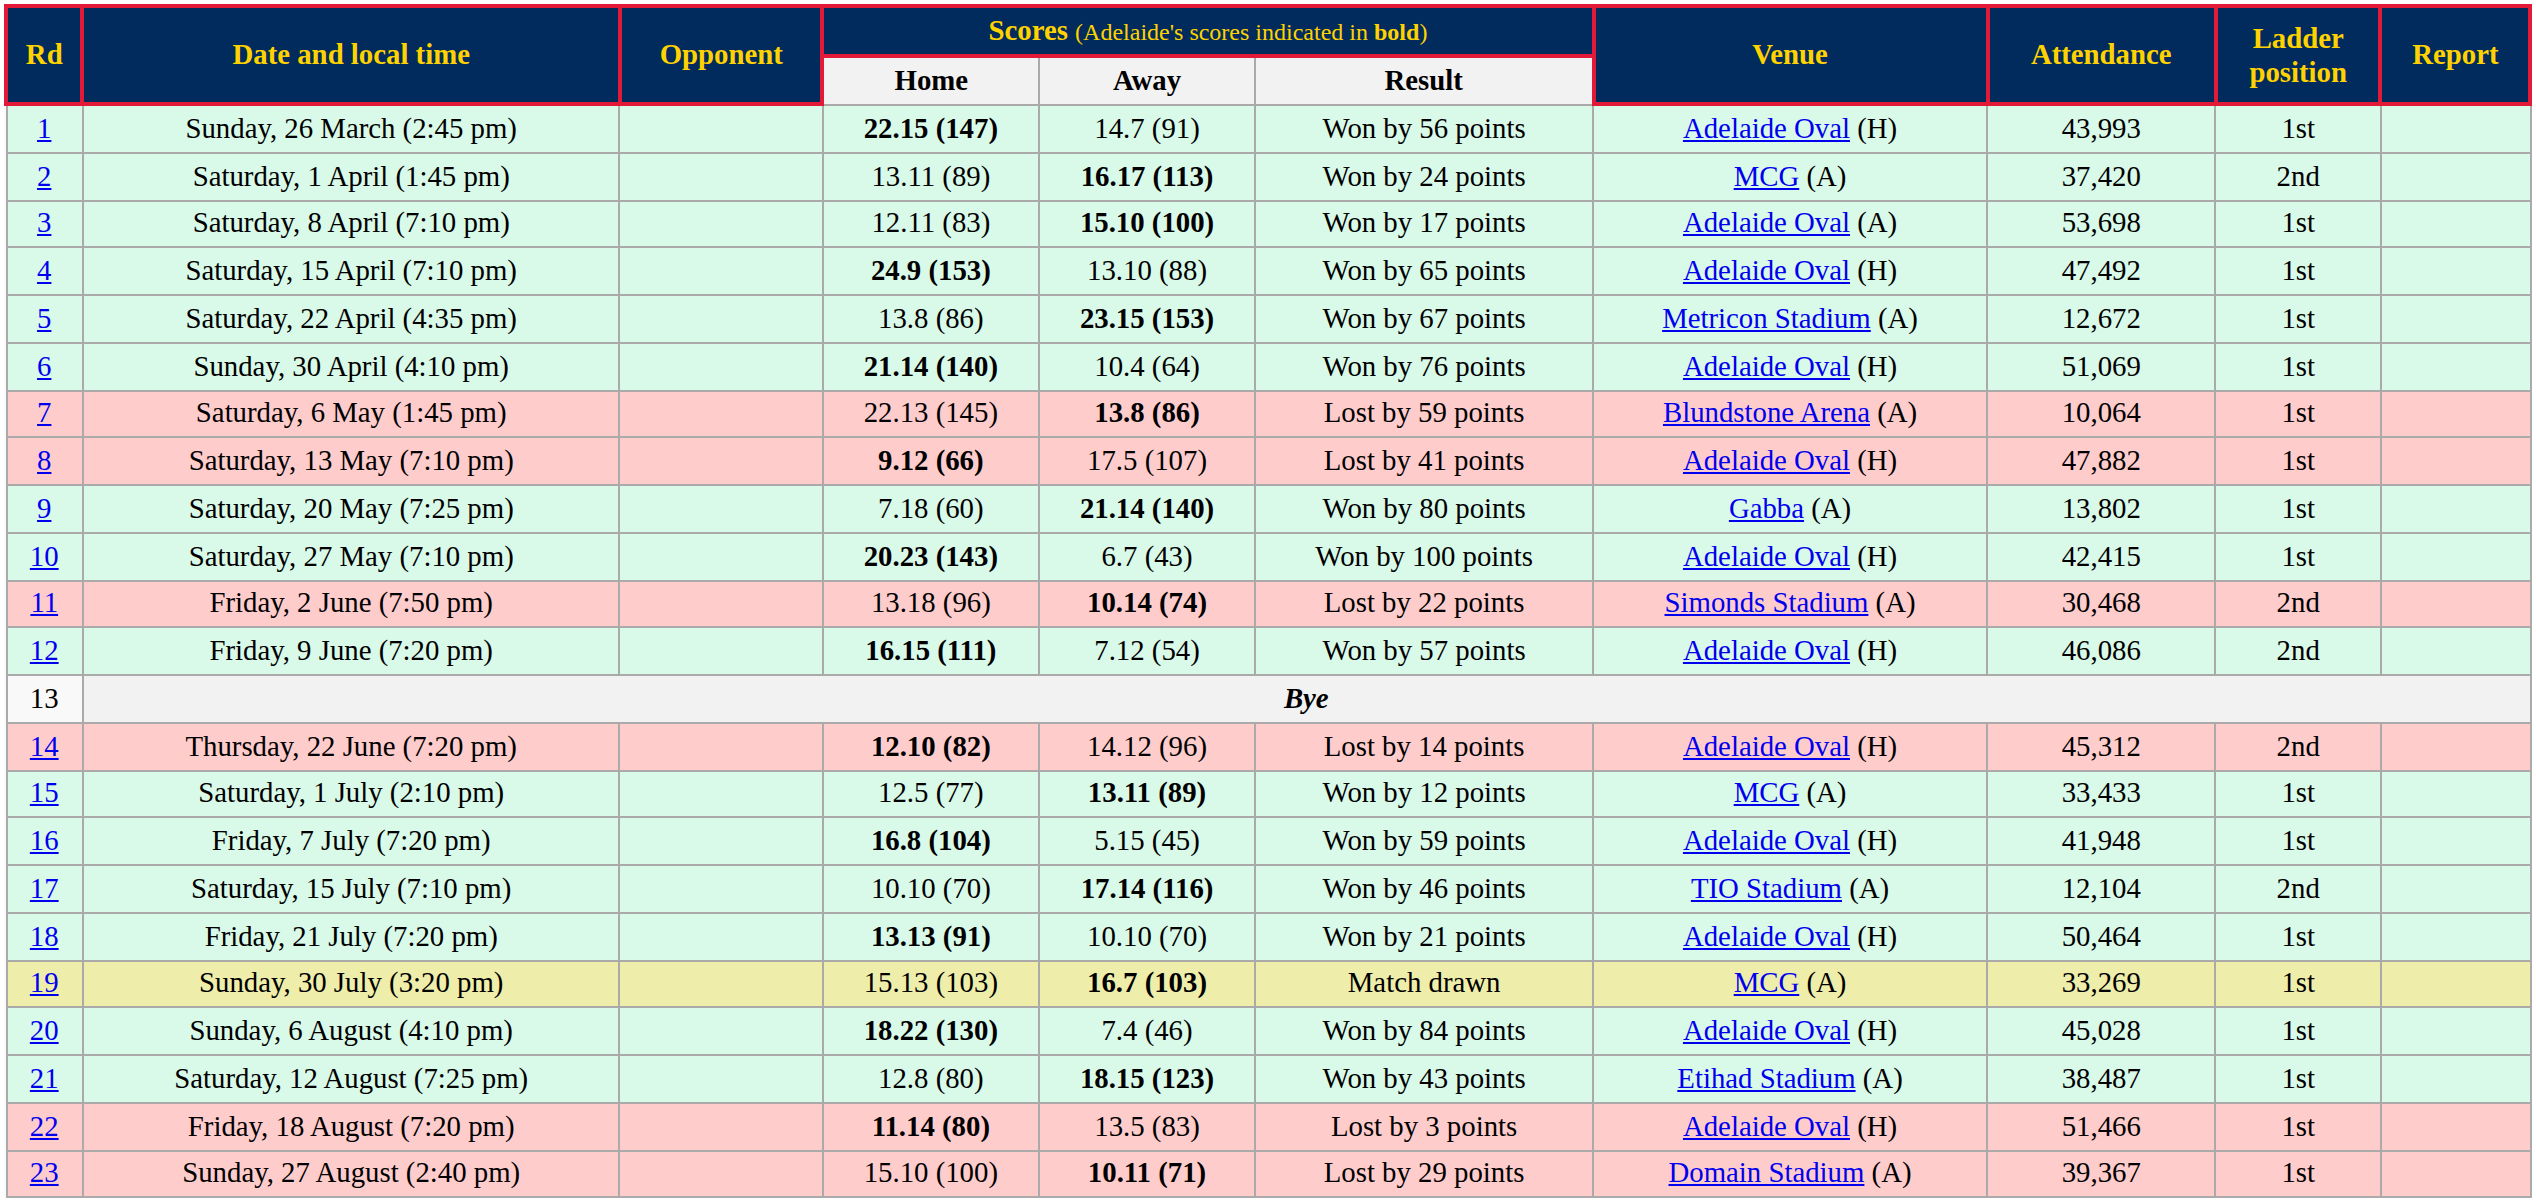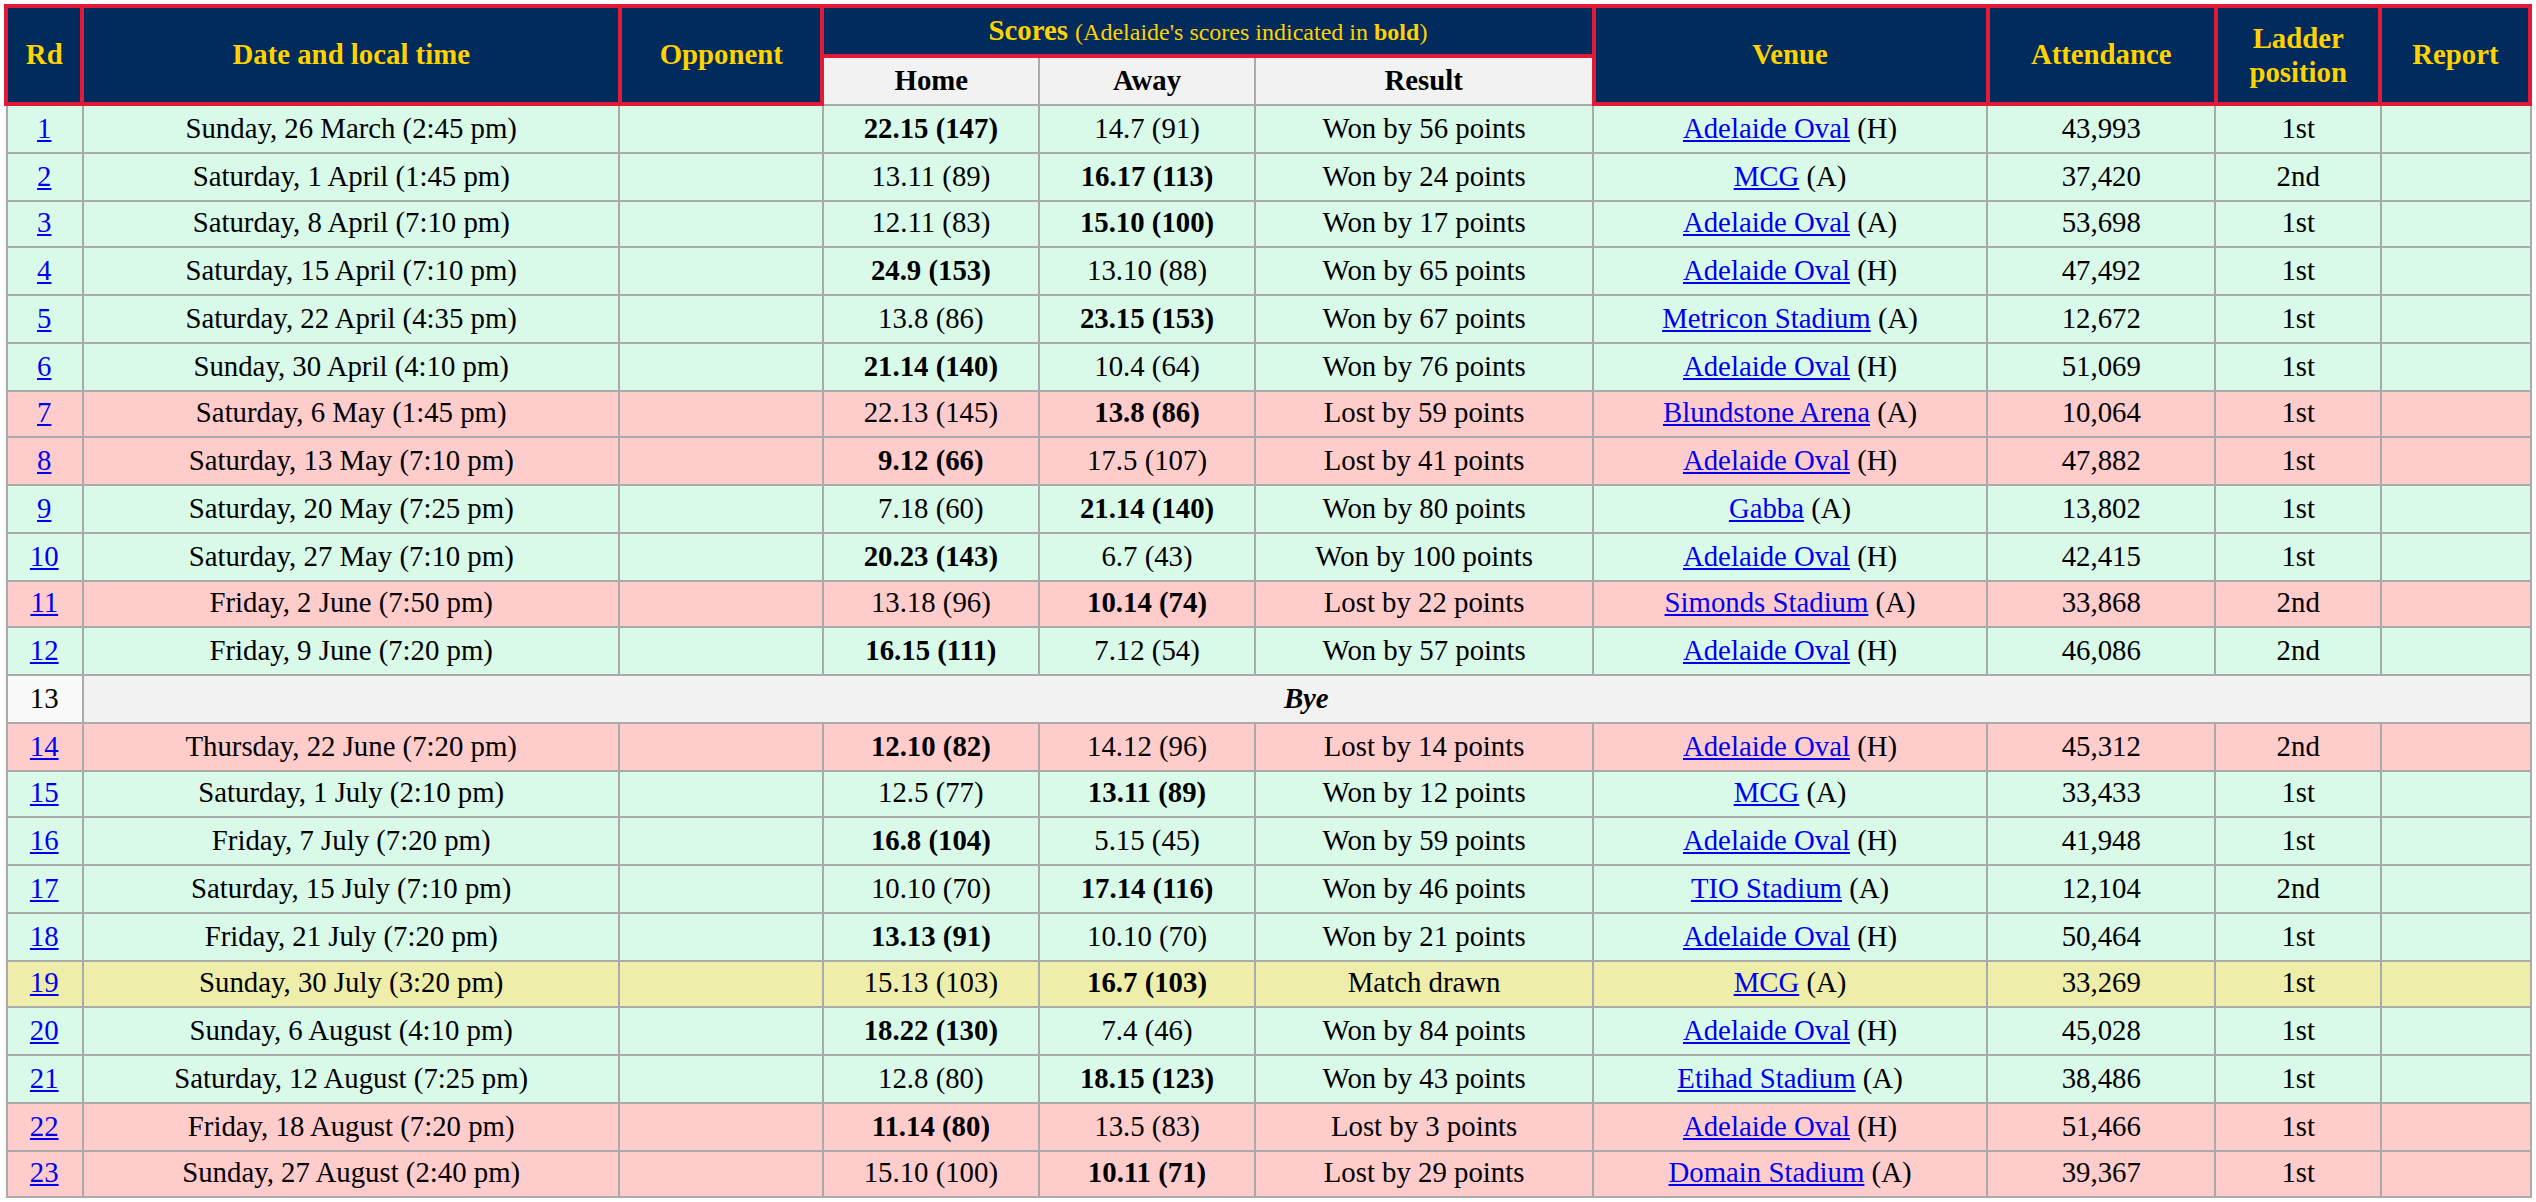(2101, 603) 30,468 -> (2101, 603) 33,868
(2101, 1078) 38,487 -> (2101, 1078) 38,486
